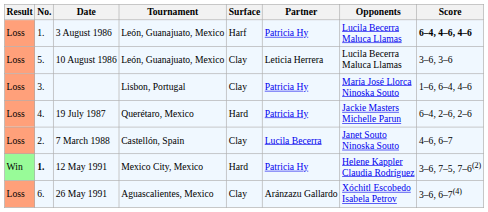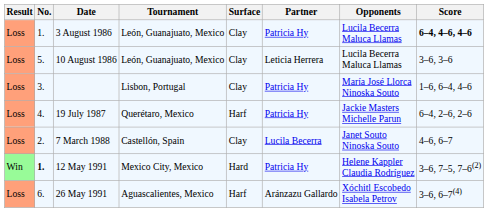(238, 33) Harf -> (238, 33) Clay
(238, 113) Hard -> (238, 113) Harf
(238, 193) Clay -> (238, 193) Harf
